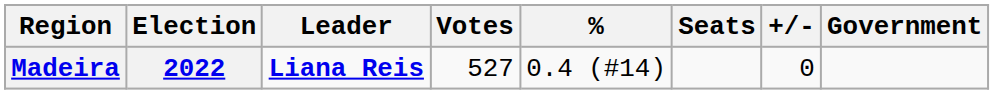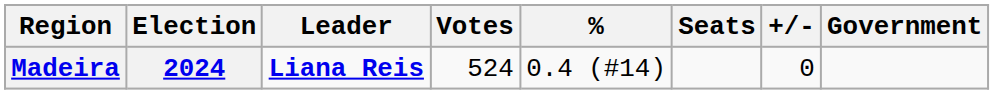(194, 68) 2022 -> (194, 68) 2024
(491, 68) 527 -> (491, 68) 524
